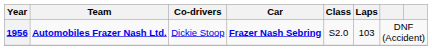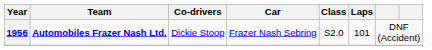(275, 33) bold -> (273, 33) normal
(367, 33) 103 -> (362, 33) 101
